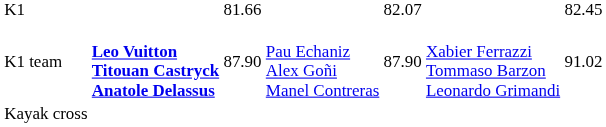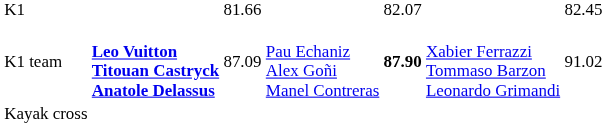(242, 61) 87.90 -> (242, 61) 87.09
(403, 61) normal -> (403, 61) bold
